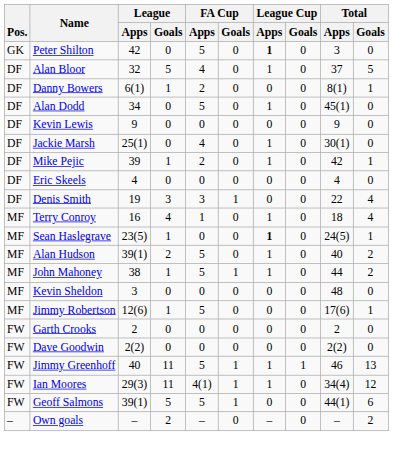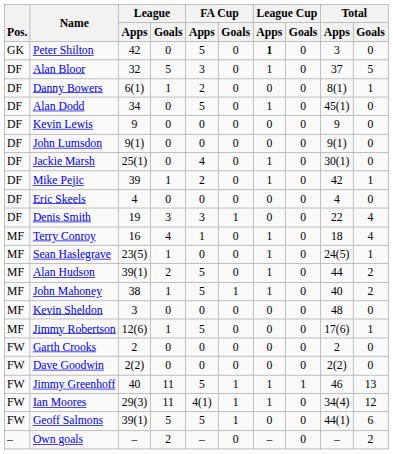(202, 69) 4 -> (202, 69) 3
+ row: (67, 143)
(269, 236) bold -> (269, 254) normal
(337, 254) 40 -> (337, 273) 44
(337, 273) 44 -> (337, 291) 40
